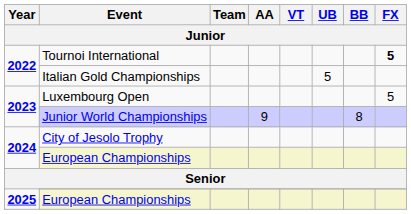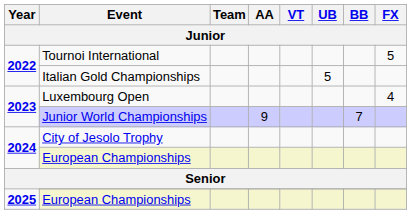(390, 56) bold -> (390, 56) normal
(390, 97) 5 -> (390, 97) 4
(359, 117) 8 -> (359, 117) 7
